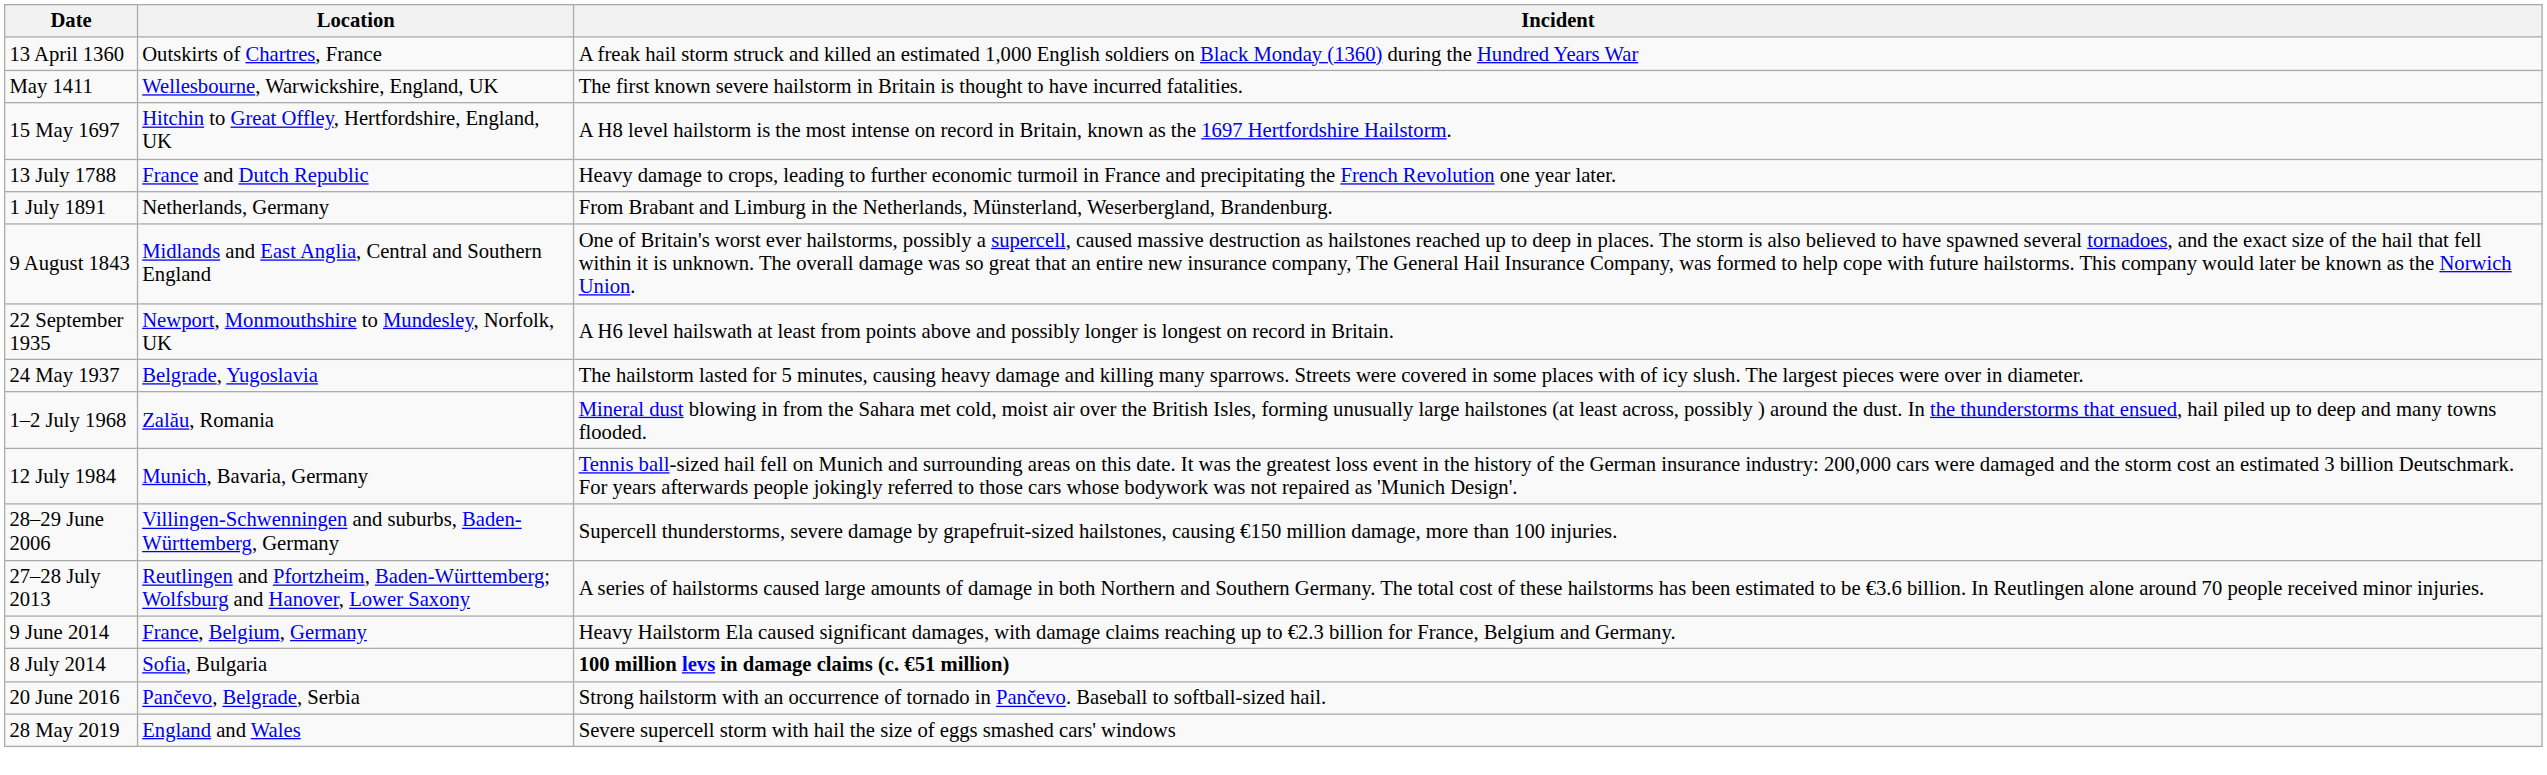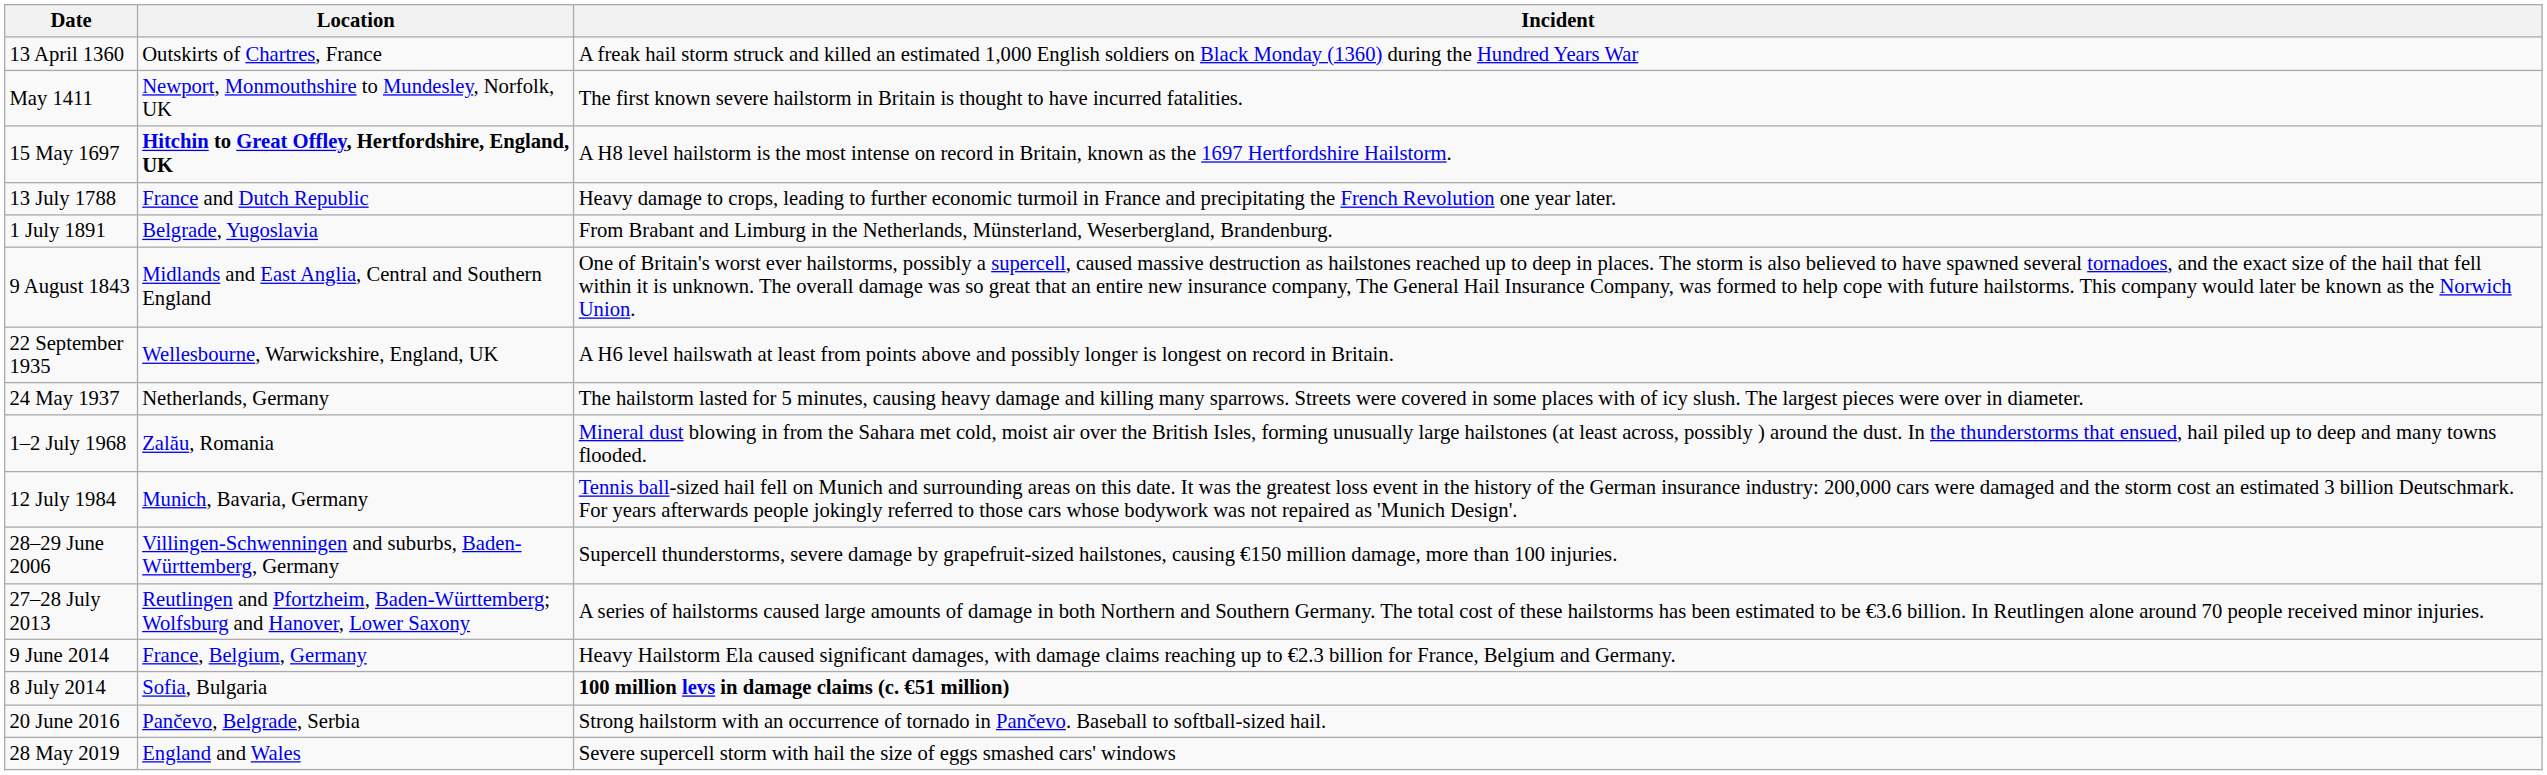(320, 86) Wellesbourne, Warwickshire, England, UK -> (348, 97) Newport, Monmouthshire to Mundesley, Norfolk, UK
(341, 130) normal -> (356, 153) bold
(236, 207) Netherlands, Germany -> (230, 230) Belgrade, Yugoslavia
(348, 331) Newport, Monmouthshire to Mundesley, Norfolk, UK -> (320, 354) Wellesbourne, Warwickshire, England, UK
(230, 375) Belgrade, Yugoslavia -> (236, 398) Netherlands, Germany
